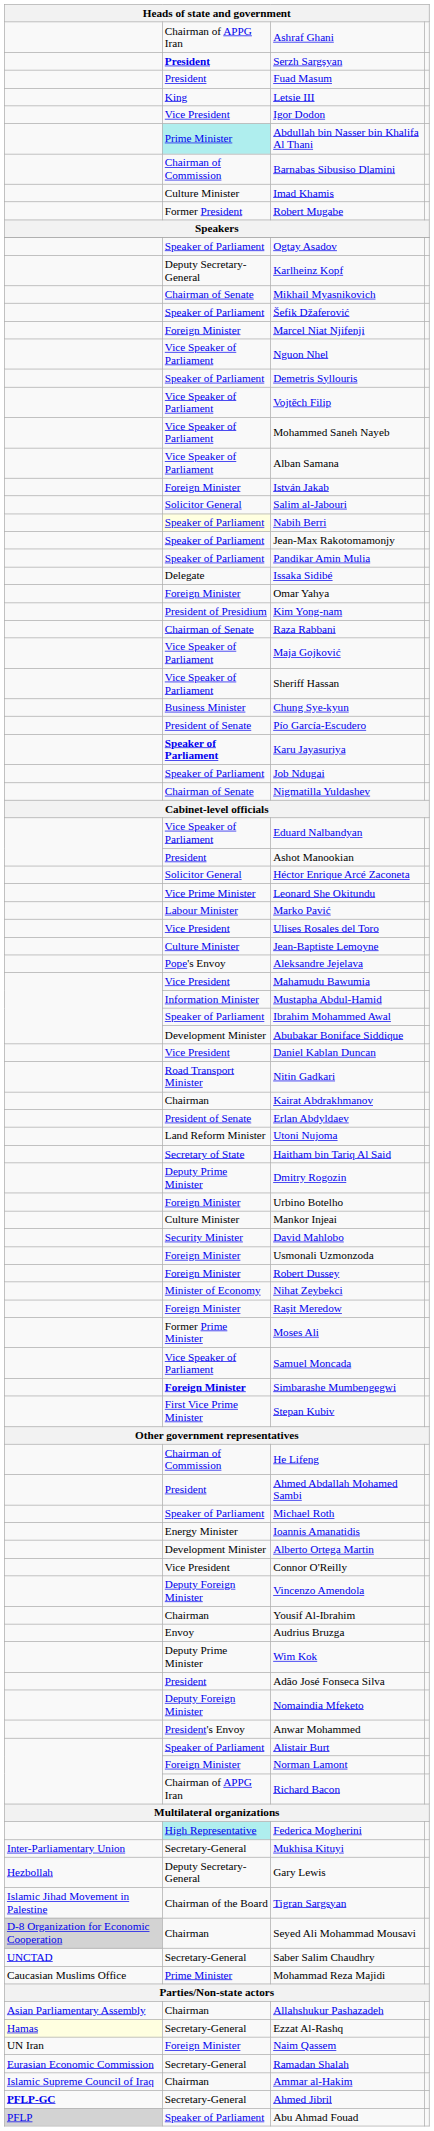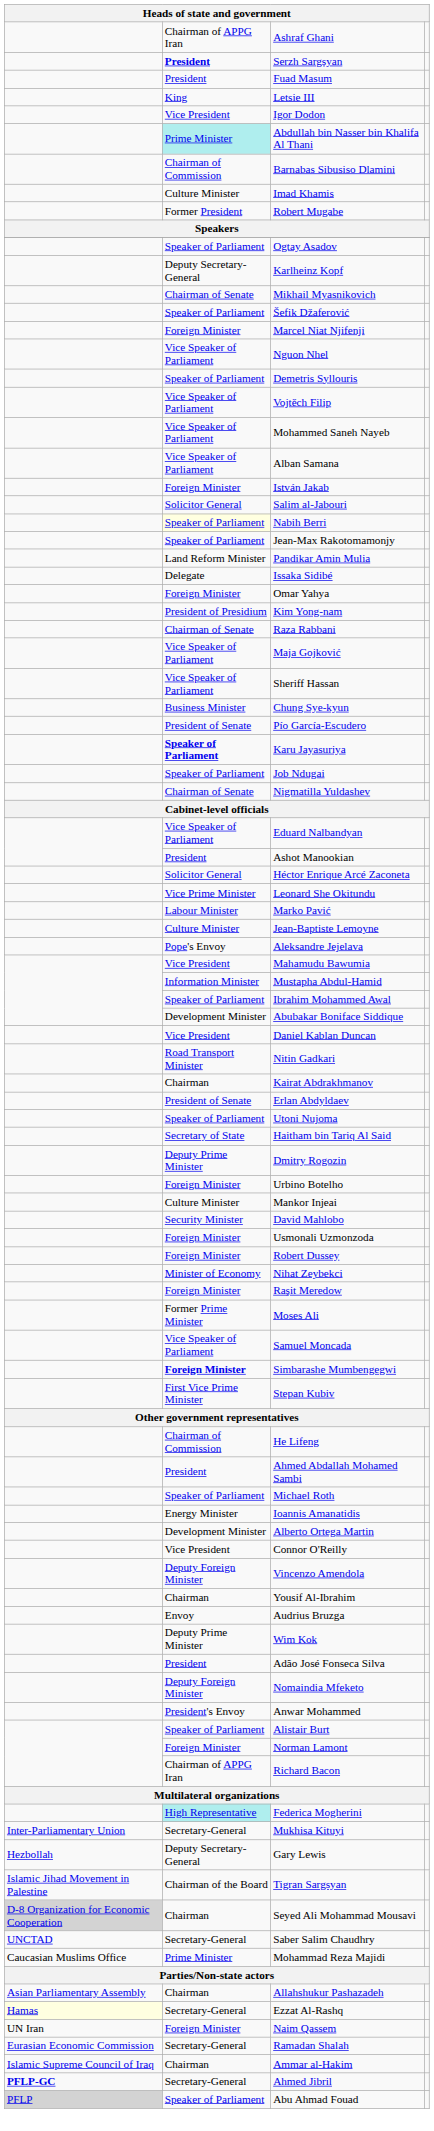(215, 558) Speaker of Parliament -> (215, 558) Land Reform Minister
- row: (326, 928)
(215, 1136) Land Reform Minister -> (215, 1118) Speaker of Parliament
